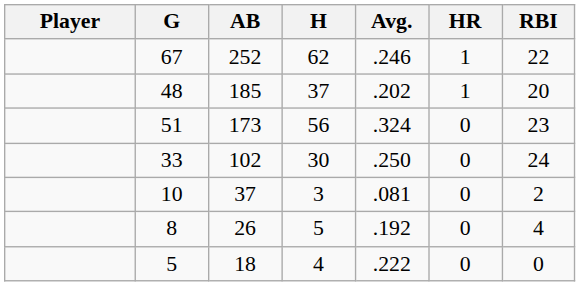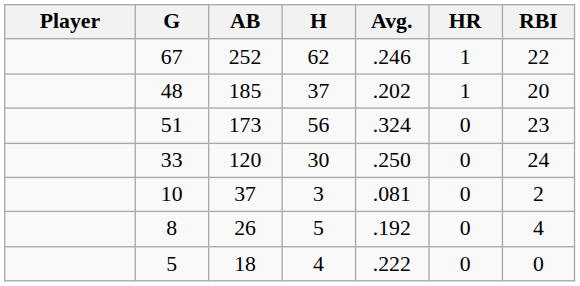(245, 159) 102 -> (245, 159) 120
